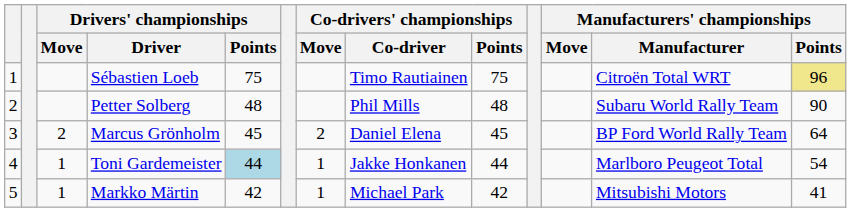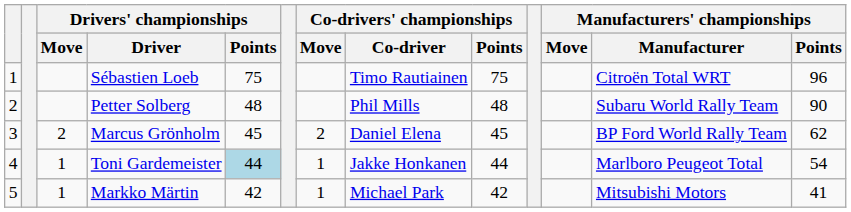(819, 76) khaki background -> (819, 76) no background
(819, 134) 64 -> (819, 134) 62
